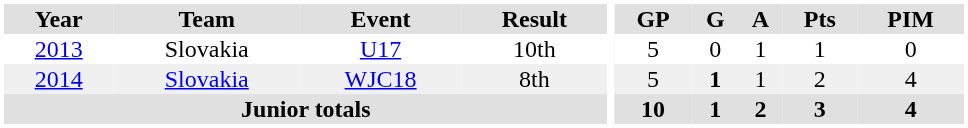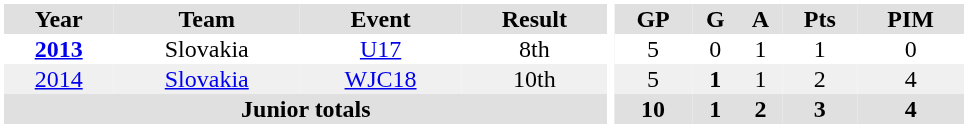(59, 48) normal -> (59, 48) bold
(534, 48) 10th -> (534, 48) 8th
(534, 78) 8th -> (534, 78) 10th
